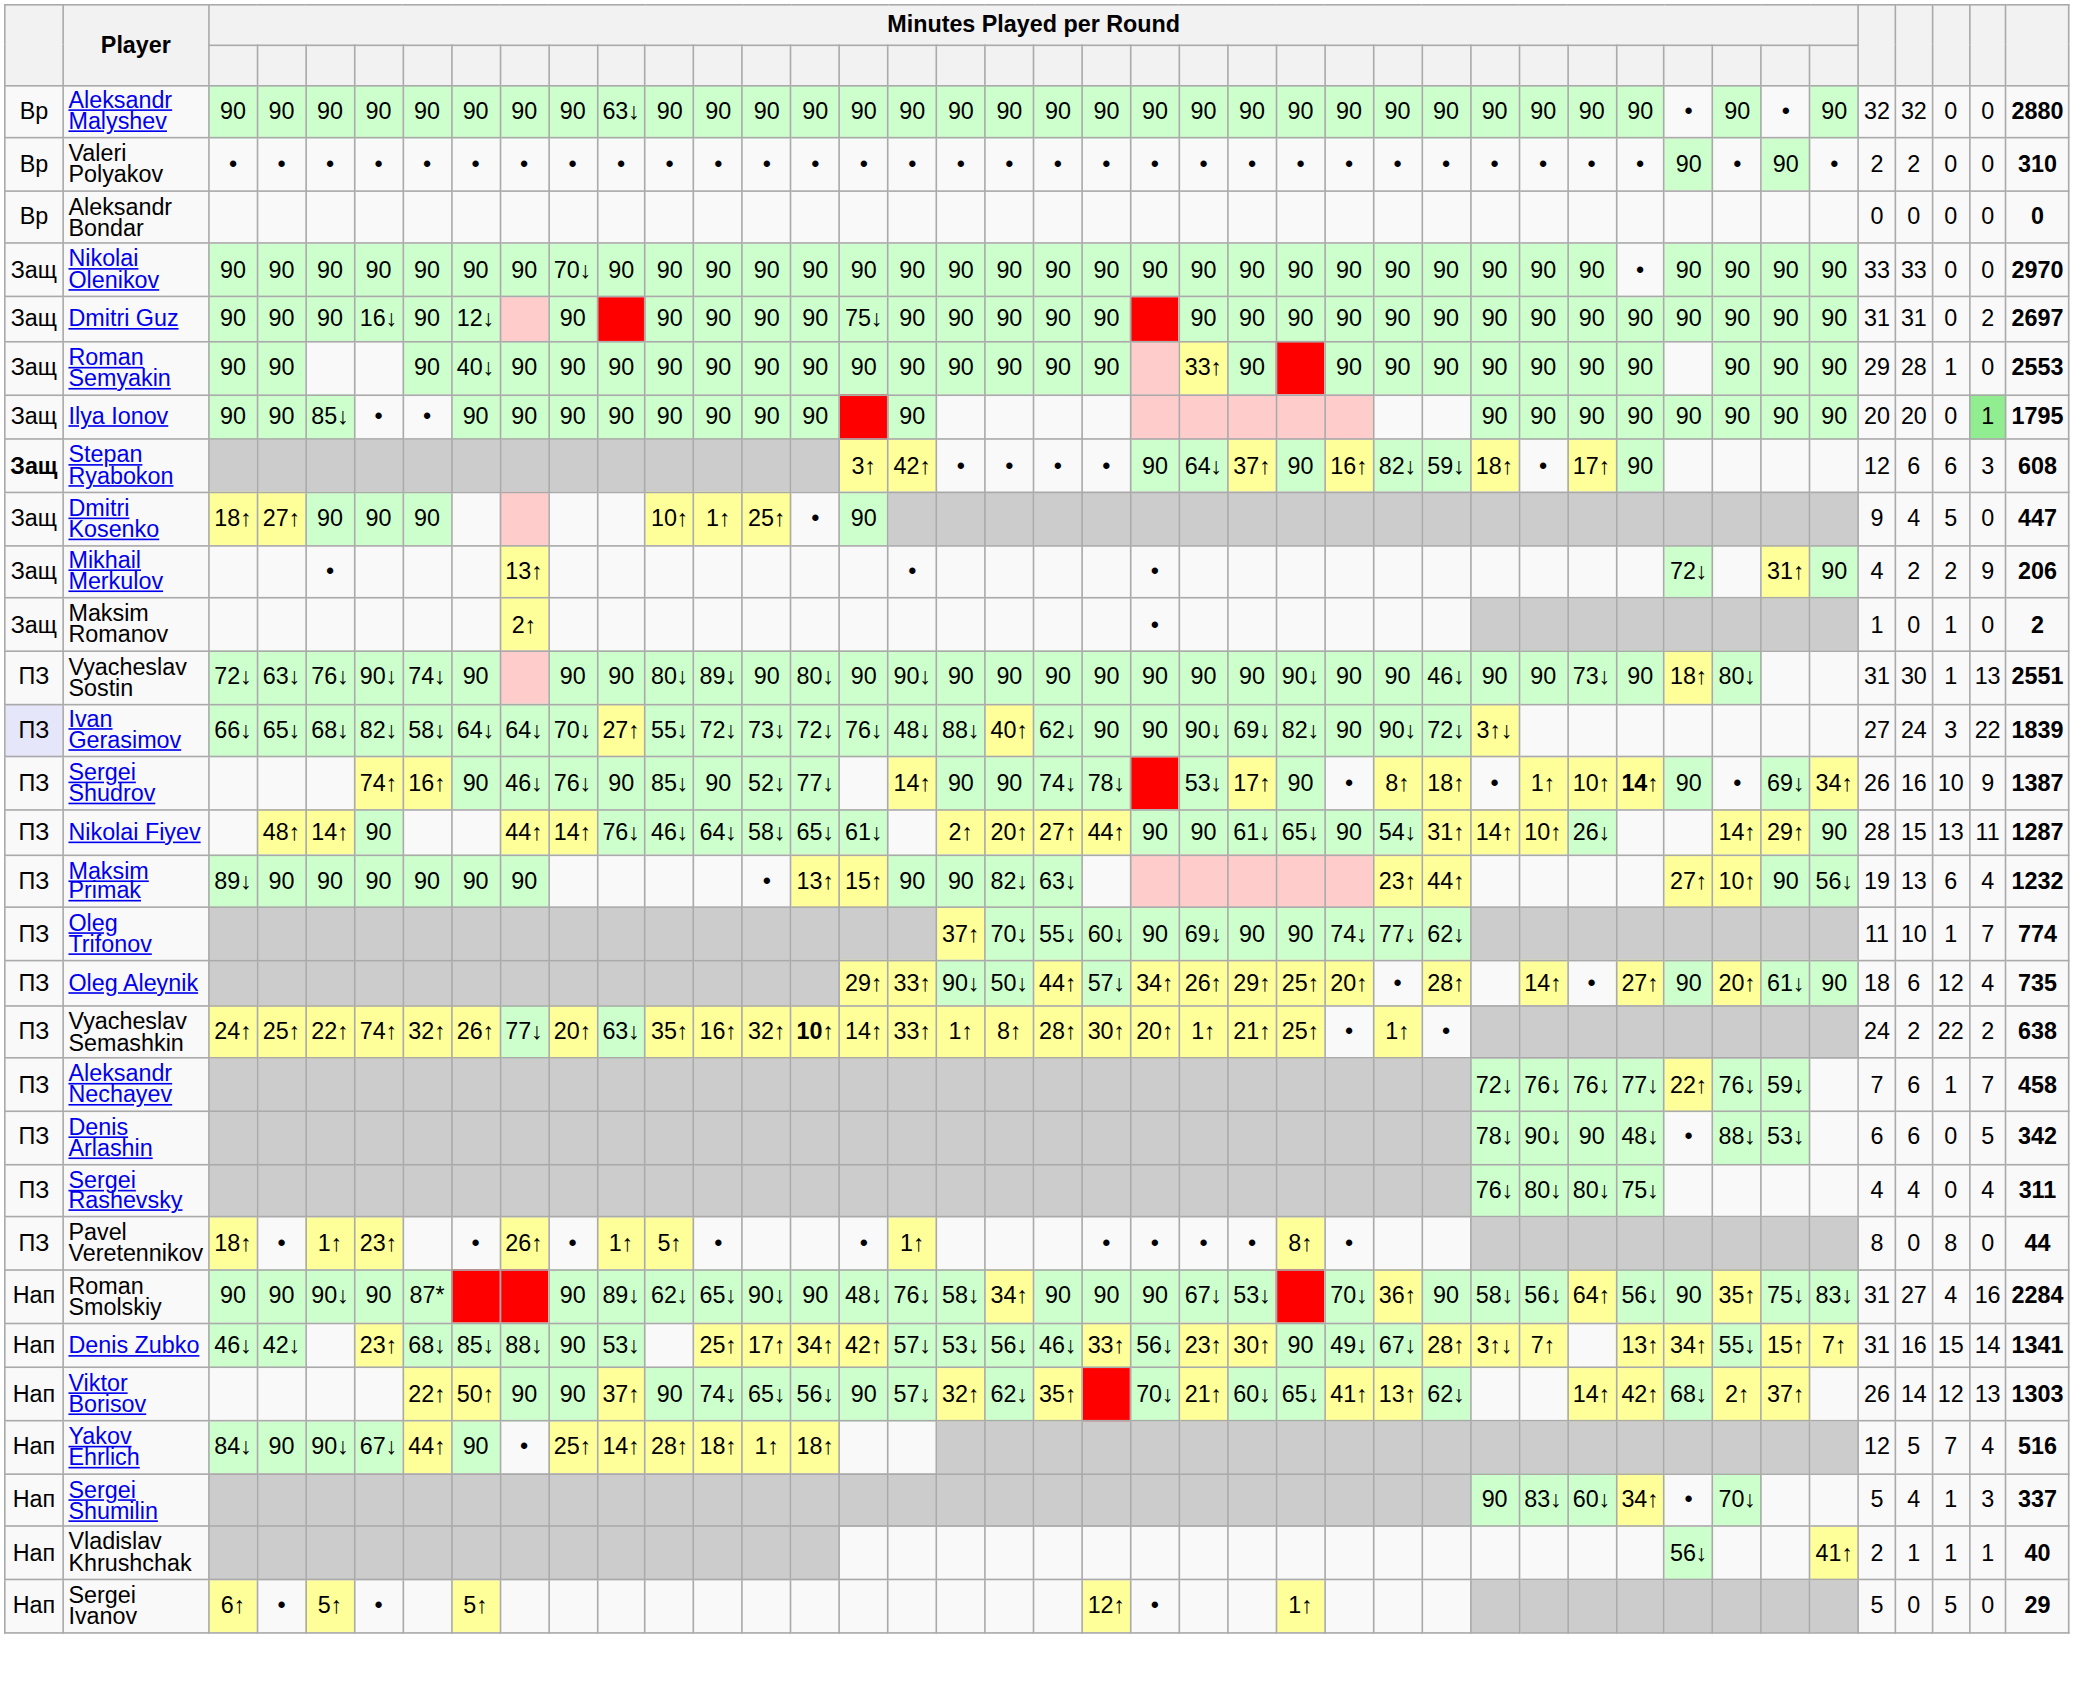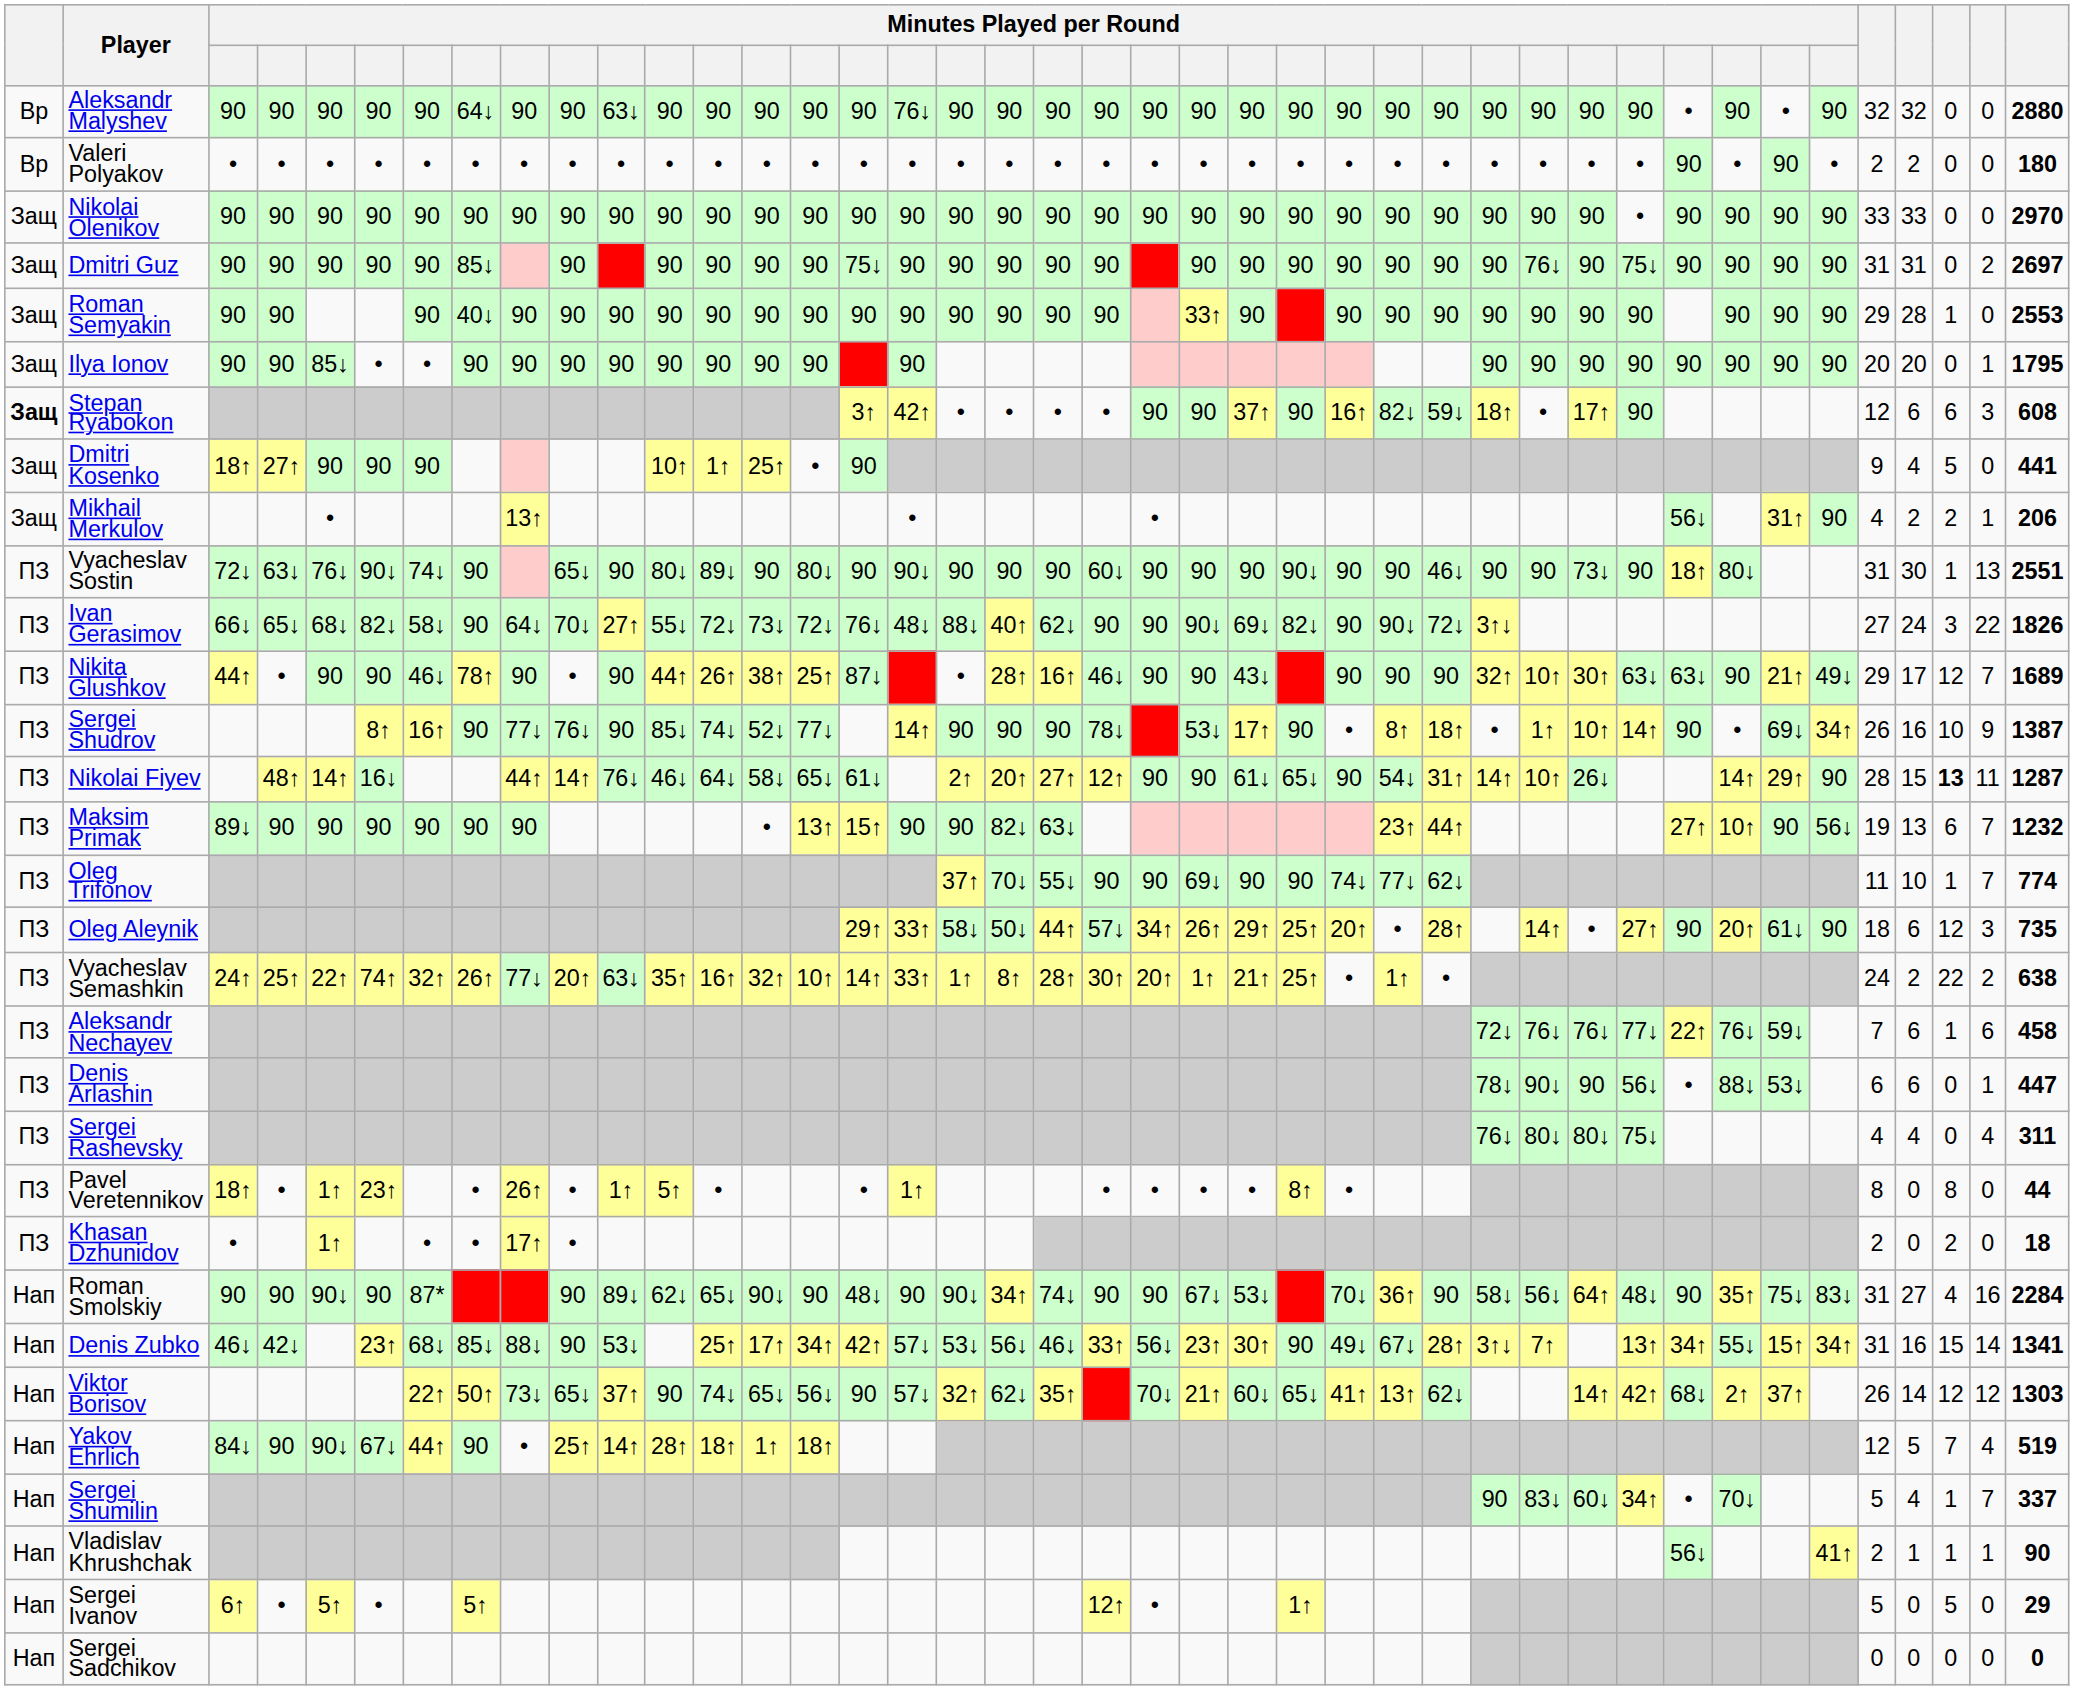(476, 111) 90 -> (476, 111) 64↓
(912, 111) 90 -> (912, 111) 76↓
(2037, 164) 310 -> (2037, 164) 180
- row: (120, 217)
(573, 270) 70↓ -> (573, 217) 90
(379, 319) 16↓ -> (379, 266) 90
(476, 319) 12↓ -> (476, 266) 85↓
(1543, 319) 90 -> (1543, 266) 76↓
(1640, 319) 90 -> (1640, 266) 75↓
(1988, 417) lightgreen background -> (1988, 364) no background
(1203, 465) 64↓ -> (1203, 413) 90
(2037, 518) 447 -> (2037, 465) 441
(1689, 571) 72↓ -> (1689, 518) 56↓
(1988, 571) 9 -> (1988, 518) 1
- row: (118, 624)
(573, 677) 90 -> (573, 571) 65↓
(1106, 677) 90 -> (1106, 571) 60↓
(34, 730) lavender background -> (34, 624) no background
(476, 730) 64↓ -> (476, 624) 90
(2037, 730) 1839 -> (2037, 624) 1826
+ row: (117, 677)
(379, 783) 74↑ -> (379, 730) 8↑
(524, 783) 46↓ -> (524, 730) 77↓
(718, 783) 90 -> (718, 730) 74↓
(1058, 783) 74↓ -> (1058, 730) 90
(1640, 783) bold -> (1640, 730) normal
(379, 832) 90 -> (379, 779) 16↓
(1106, 832) 44↑ -> (1106, 779) 12↑
(1951, 832) normal -> (1951, 779) bold
(1988, 881) 4 -> (1988, 828) 7
(1106, 934) 60↓ -> (1106, 881) 90
(961, 983) 90↓ -> (961, 930) 58↓
(1988, 983) 4 -> (1988, 930) 3
(815, 1032) bold -> (815, 979) normal
(1988, 1084) 7 -> (1988, 1032) 6
(1640, 1137) 48↓ -> (1640, 1084) 56↓
(1988, 1137) 5 -> (1988, 1084) 1
(2037, 1137) 342 -> (2037, 1084) 447
+ row: (124, 1243)
(912, 1296) 76↓ -> (912, 1296) 90
(961, 1296) 58↓ -> (961, 1296) 90↓
(1058, 1296) 90 -> (1058, 1296) 74↓
(1640, 1296) 56↓ -> (1640, 1296) 48↓
(1834, 1345) 7↑ -> (1834, 1345) 34↑
(524, 1394) 90 -> (524, 1394) 73↓
(573, 1394) 90 -> (573, 1394) 65↓
(1988, 1394) 13 -> (1988, 1394) 12
(2037, 1447) 516 -> (2037, 1447) 519
(1988, 1500) 3 -> (1988, 1500) 7
(2037, 1553) 40 -> (2037, 1553) 90
+ row: (122, 1658)
